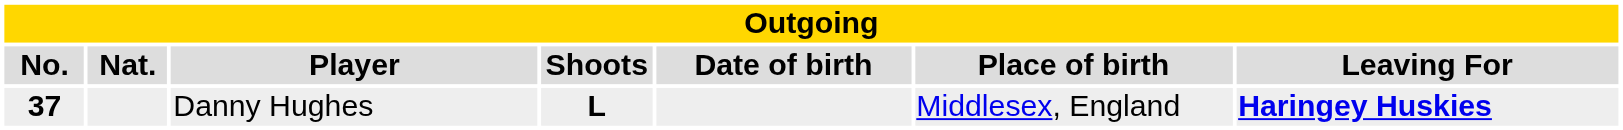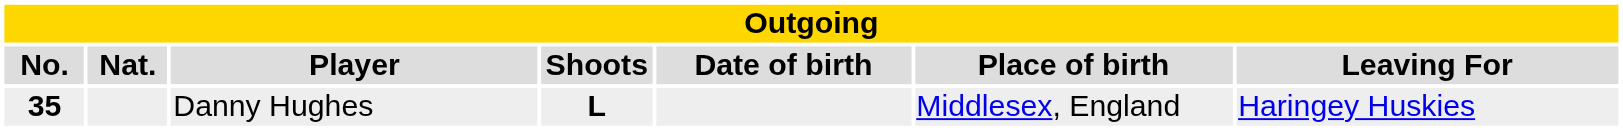(45, 106) 37 -> (45, 106) 35
(1365, 106) bold -> (1357, 106) normal
